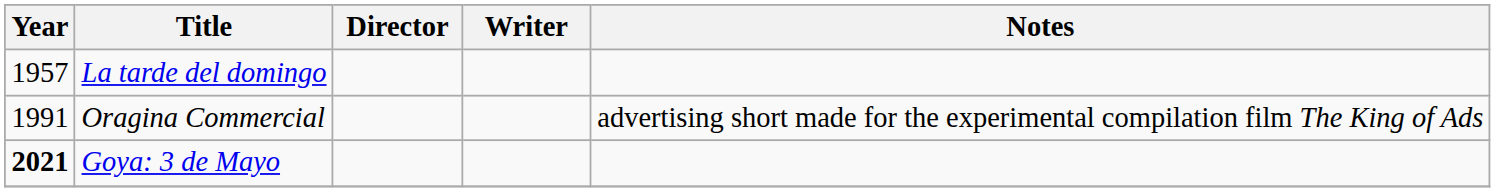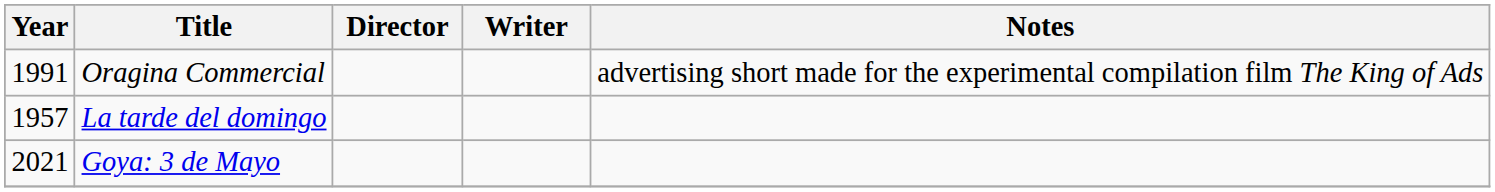rows swapped: (204, 72) <-> (203, 117)
(40, 162) bold -> (40, 162) normal
